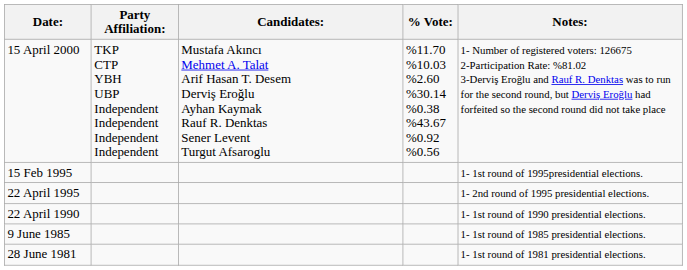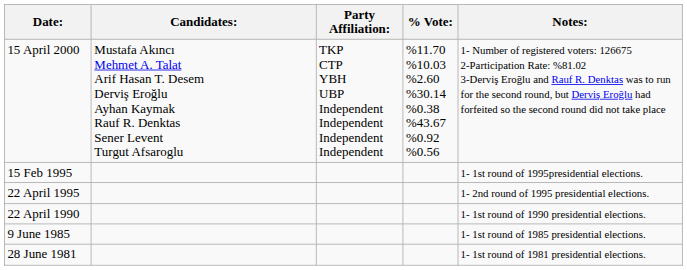columns swapped: (291, 22) <-> (135, 22)
